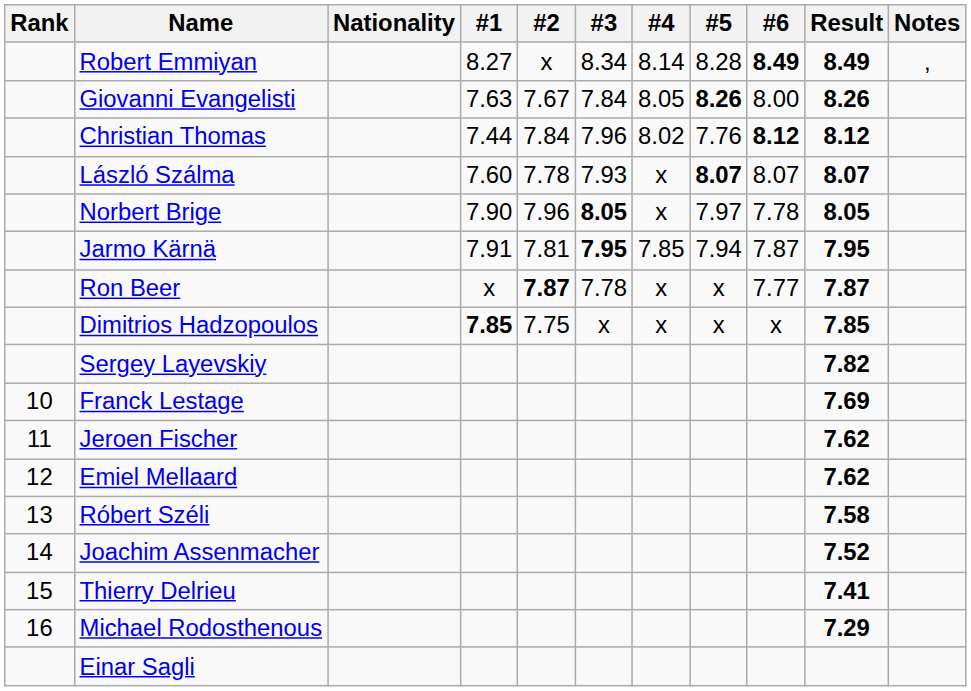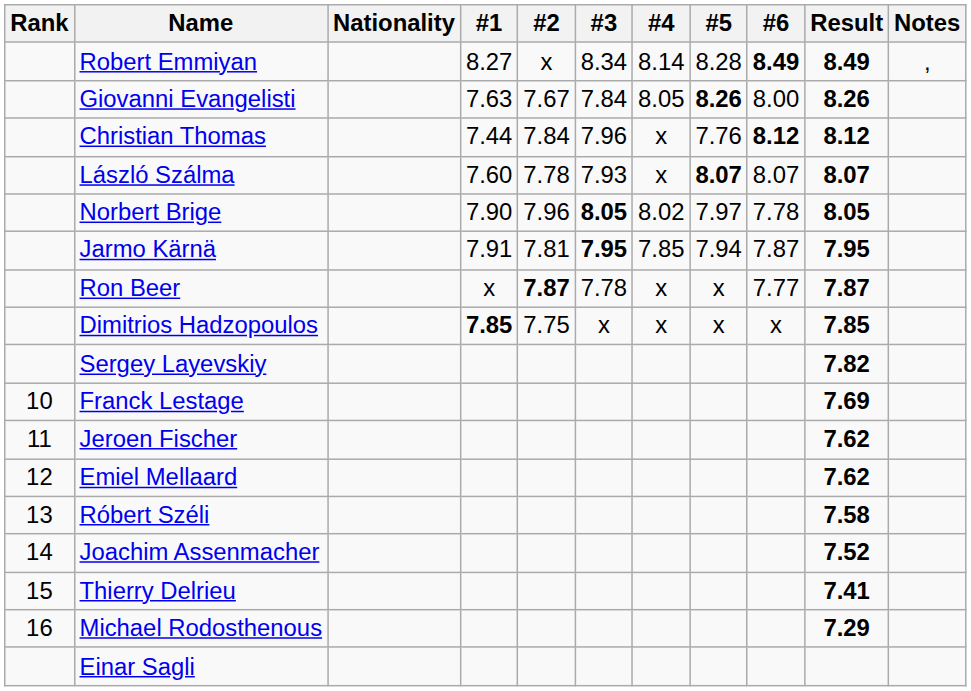(661, 136) 8.02 -> (661, 136) x
(661, 212) x -> (661, 212) 8.02
